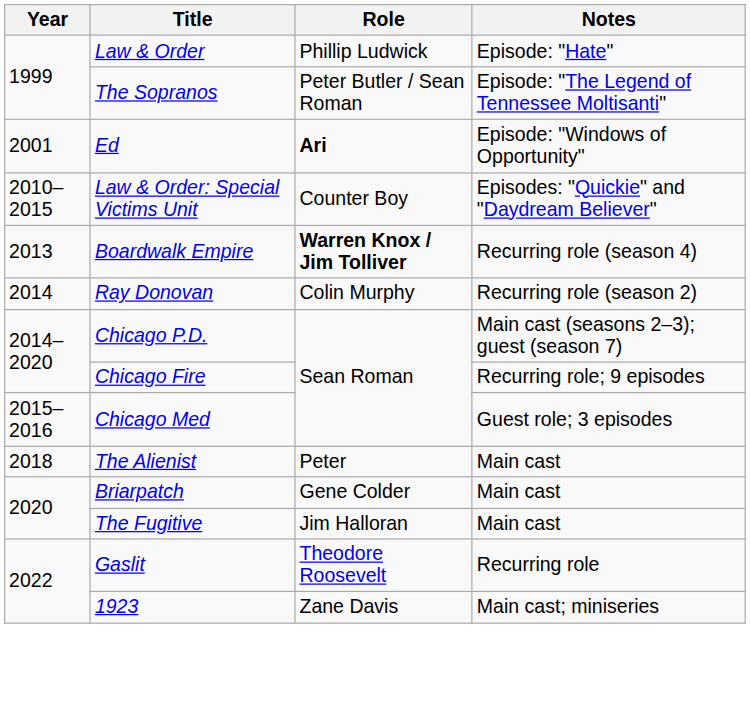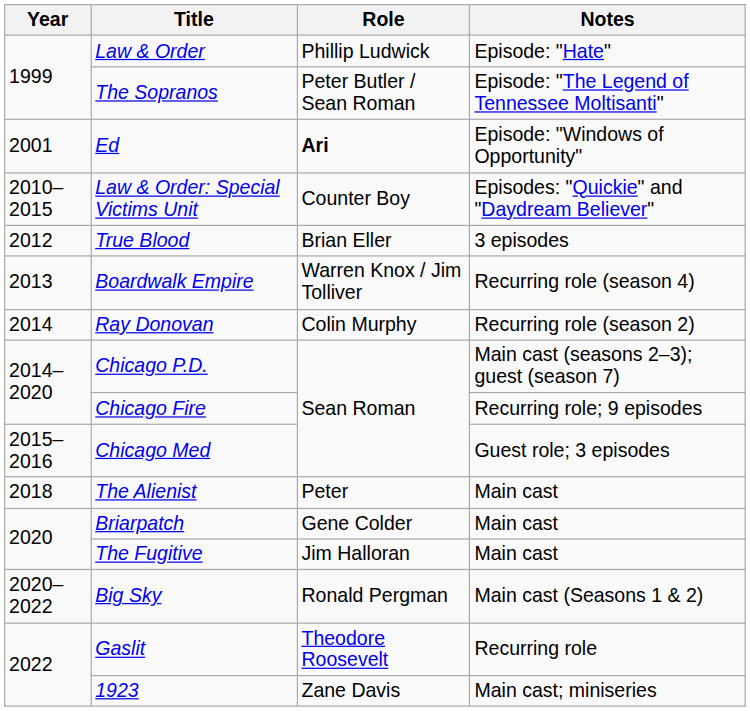+ row: (142, 240)
(365, 251) bold -> (381, 282) normal
+ row: (128, 596)
